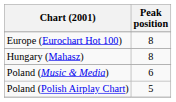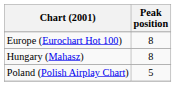- row: (58, 72)
